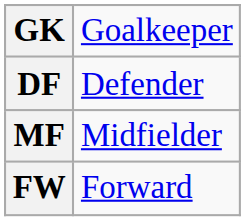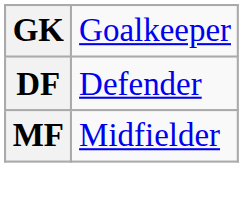- row: (39, 187)
